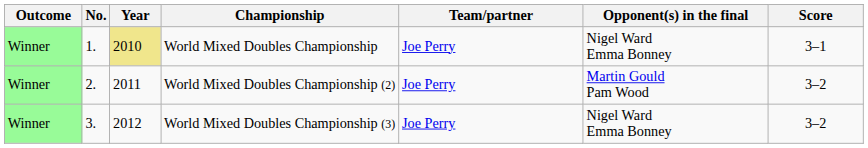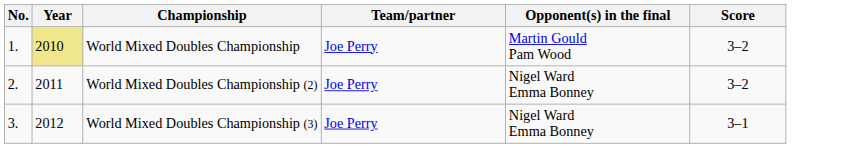- column: (43, 15)
(629, 46) Nigel Ward Emma Bonney -> (548, 46) Martin Gould Pam Wood
(816, 46) 3–1 -> (738, 46) 3–2
(626, 84) Martin Gould Pam Wood -> (551, 84) Nigel Ward Emma Bonney
(816, 123) 3–2 -> (738, 123) 3–1
